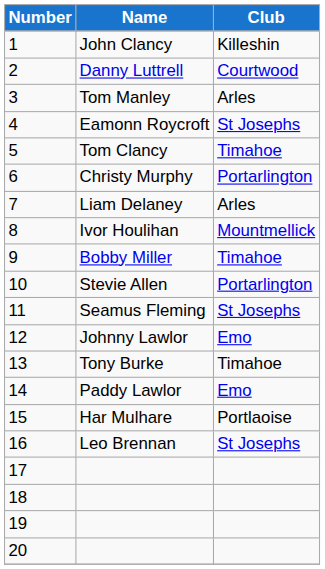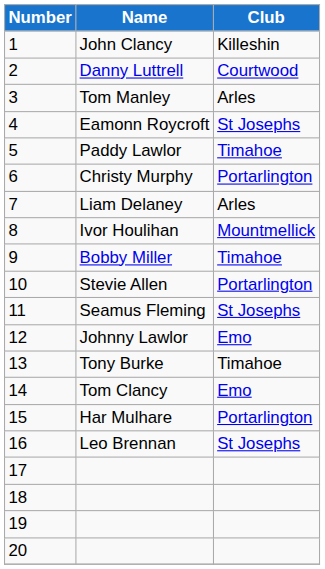(123, 151) Tom Clancy -> (131, 151) Paddy Lawlor
(131, 390) Paddy Lawlor -> (123, 390) Tom Clancy
(255, 417) Portlaoise -> (265, 417) Portarlington
